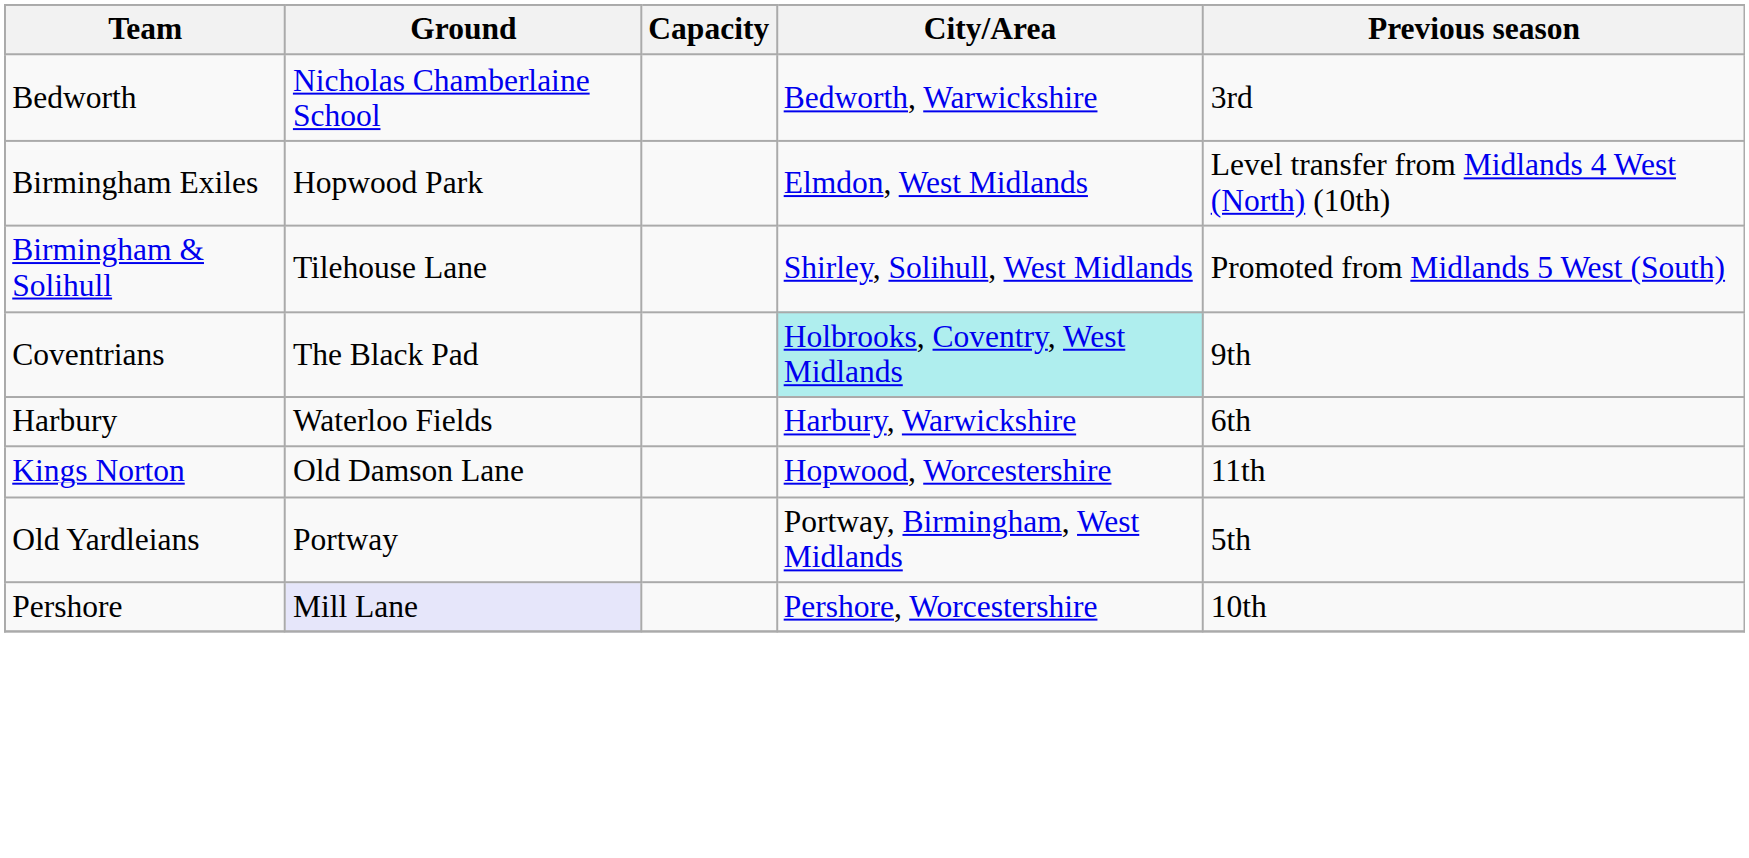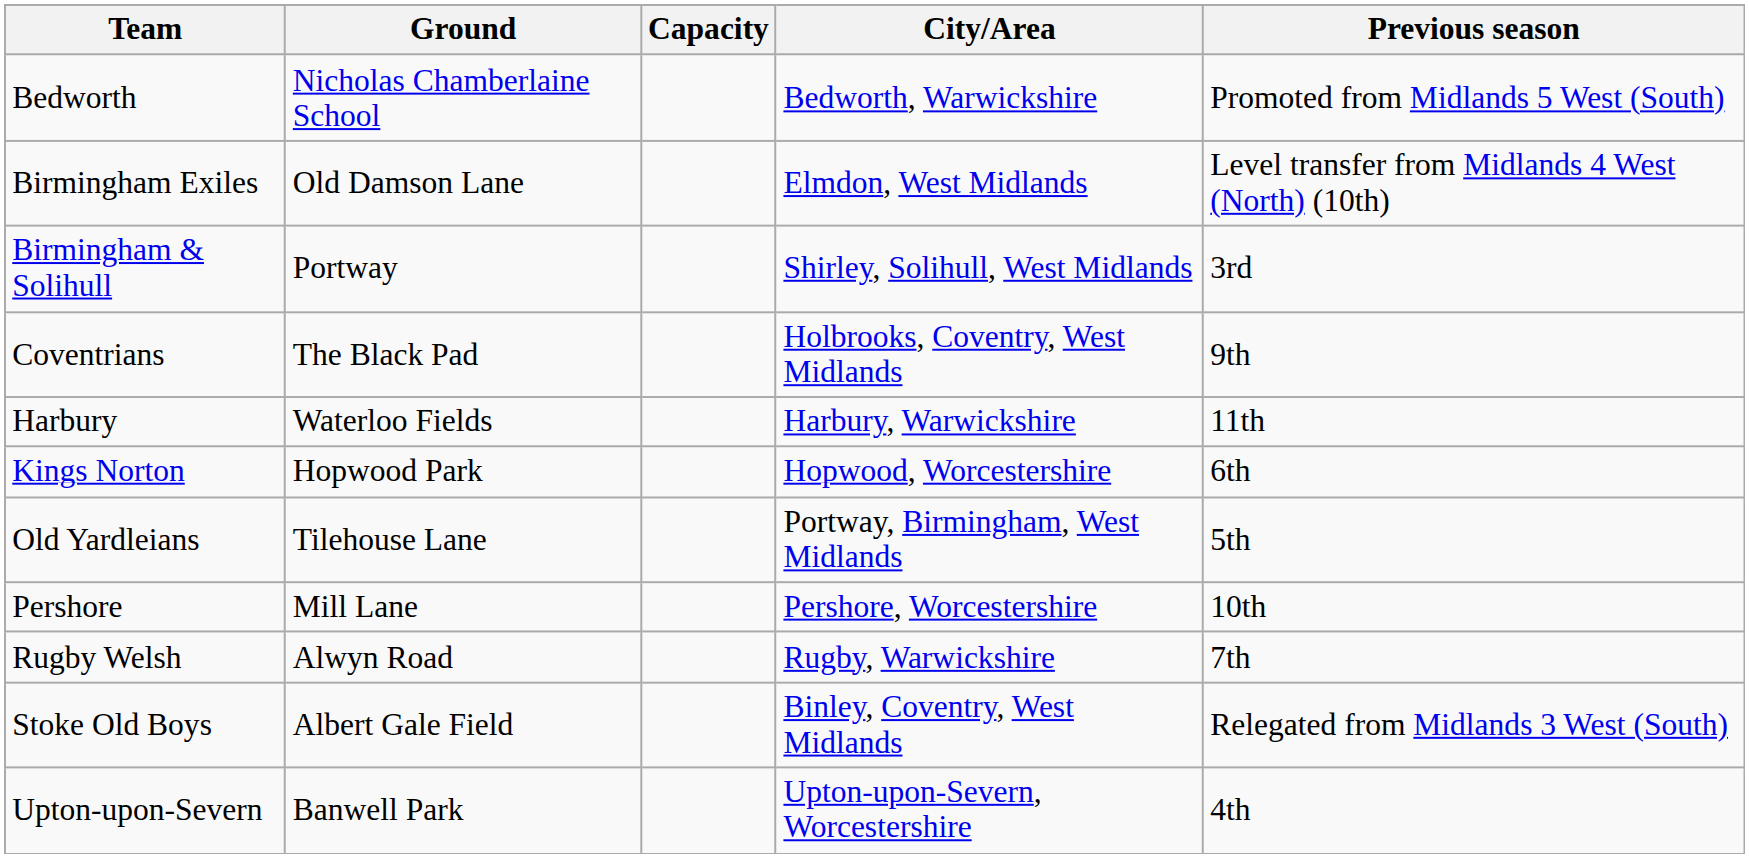(1232, 97) 3rd -> (1467, 97) Promoted from Midlands 5 West (South)
(388, 182) Hopwood Park -> (408, 182) Old Damson Lane
(390, 268) Tilehouse Lane -> (345, 268) Portway
(1468, 268) Promoted from Midlands 5 West (South) -> (1231, 268) 3rd
(954, 353) paleturquoise background -> (954, 353) no background
(1231, 421) 6th -> (1238, 421) 11th
(408, 471) Old Damson Lane -> (388, 471) Hopwood Park
(1238, 471) 11th -> (1230, 471) 6th
(345, 538) Portway -> (390, 538) Tilehouse Lane
(356, 606) lavender background -> (355, 606) no background
+ row: (97, 656)
+ row: (112, 724)
+ row: (137, 809)
